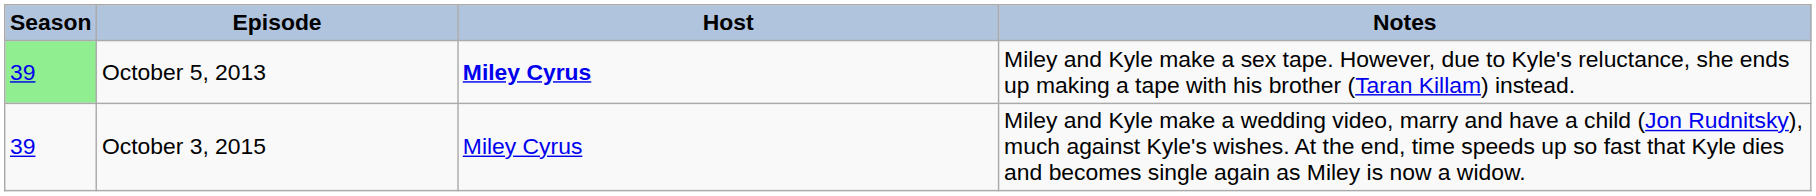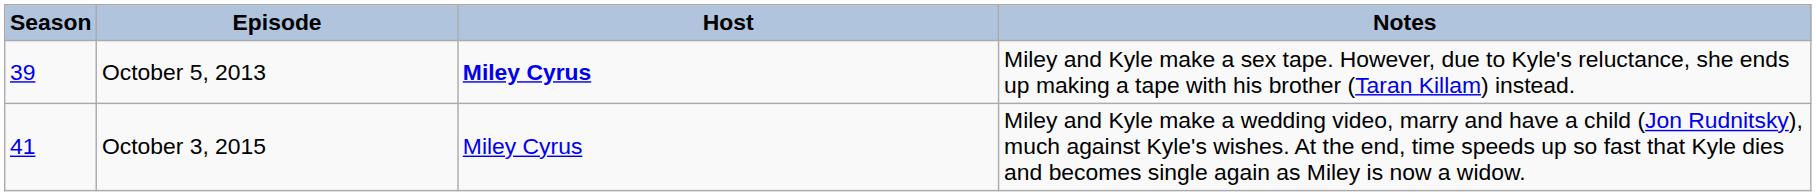(23, 71) lightgreen background -> (23, 71) no background
(23, 146) 39 -> (23, 146) 41
